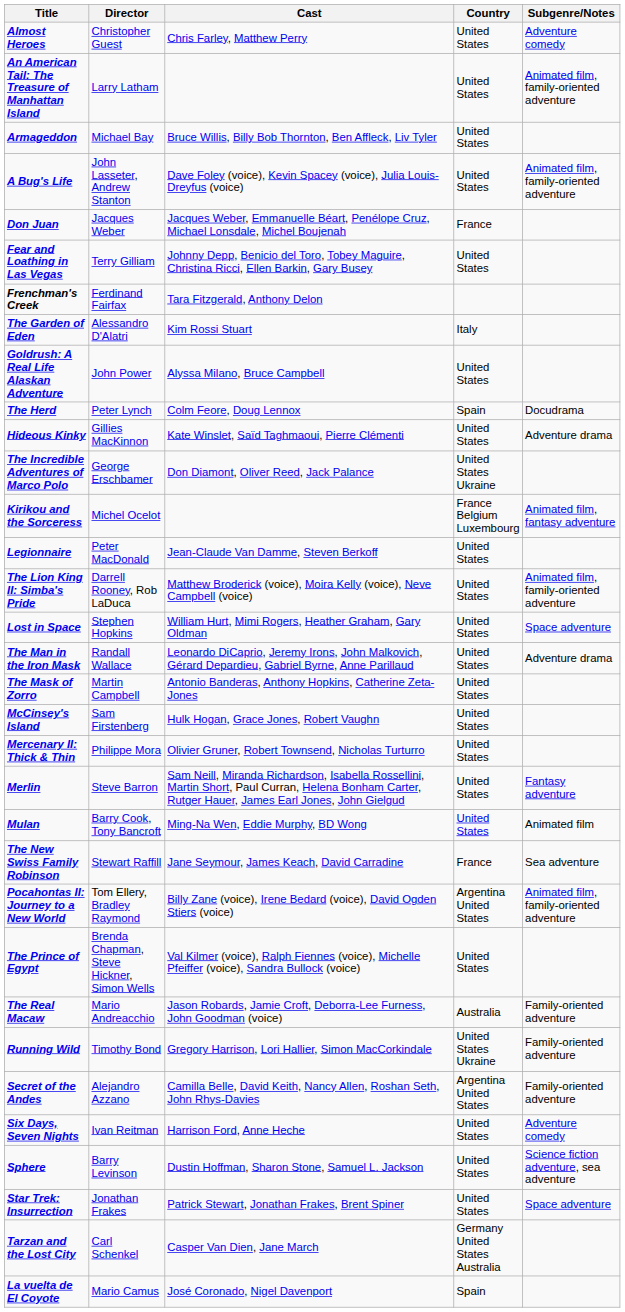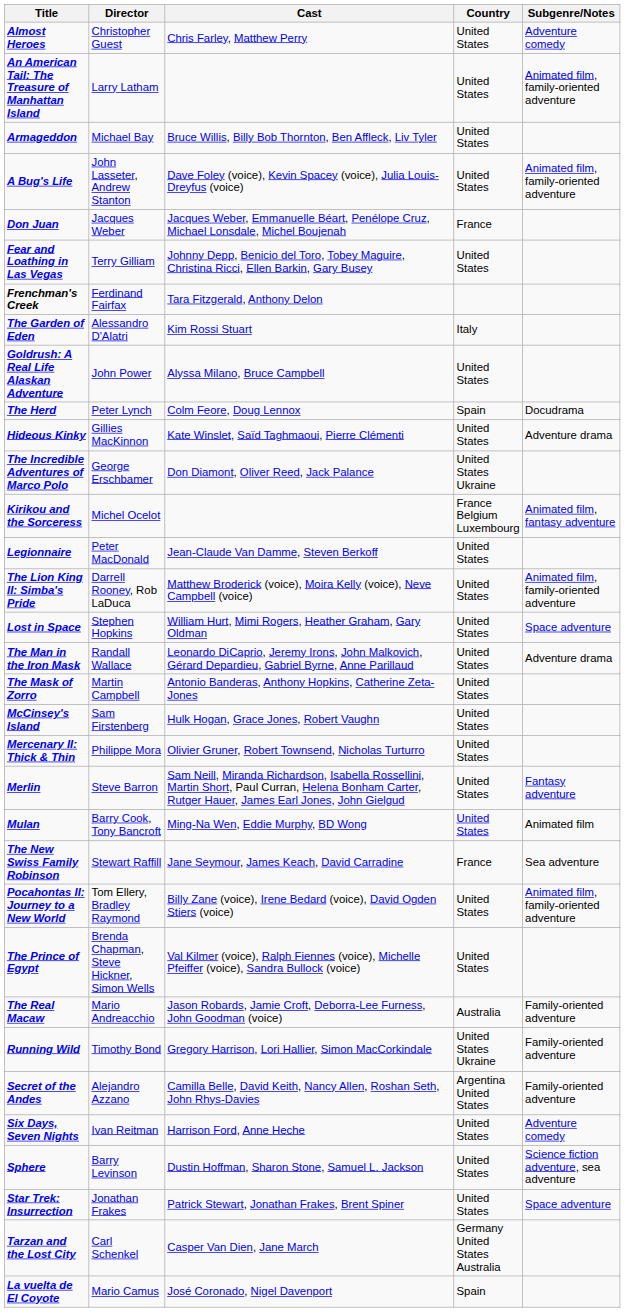(481, 905) Argentina United States -> (473, 905) United States
